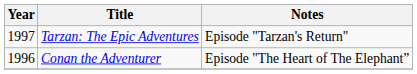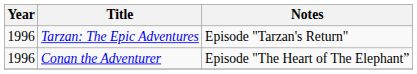(21, 36) 1997 -> (21, 36) 1996
